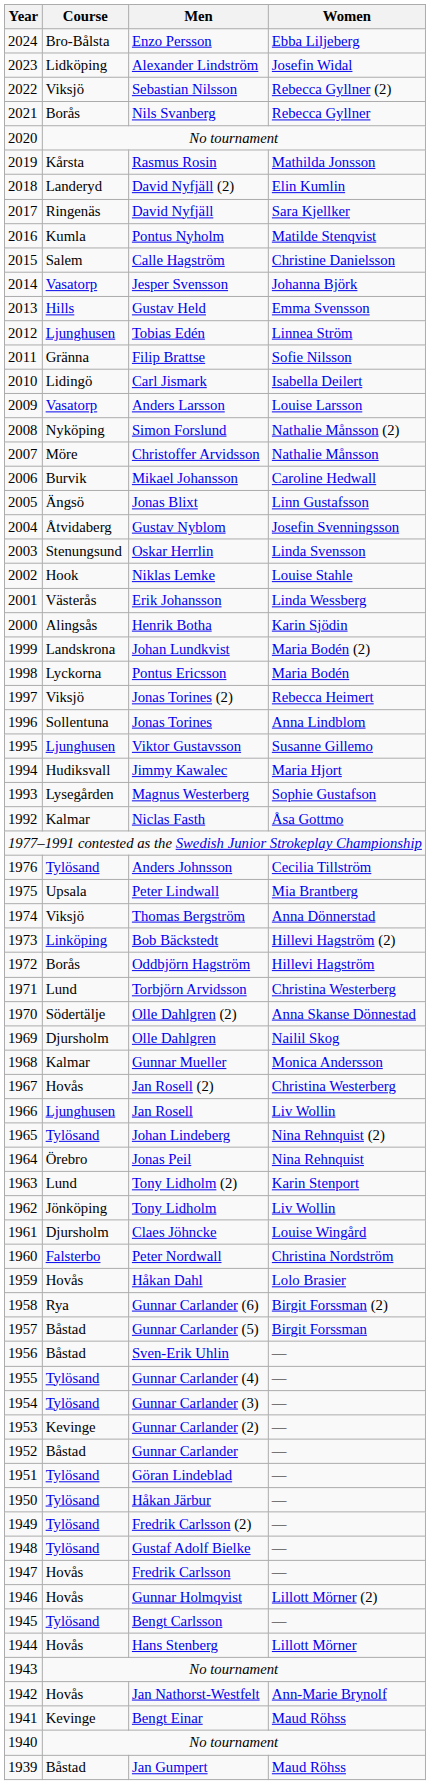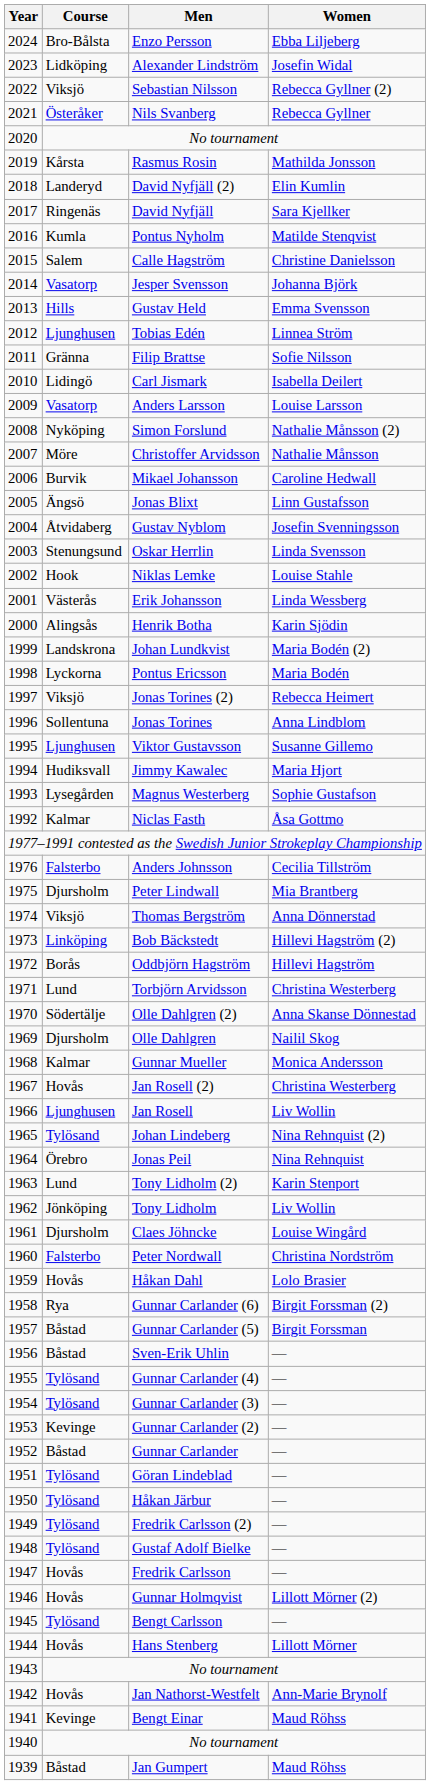(63, 114) Borås -> (74, 114) Österåker
(73, 867) Tylösand -> (73, 867) Falsterbo
(66, 892) Upsala -> (77, 892) Djursholm
